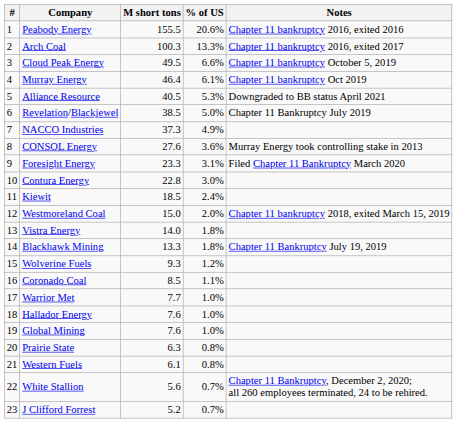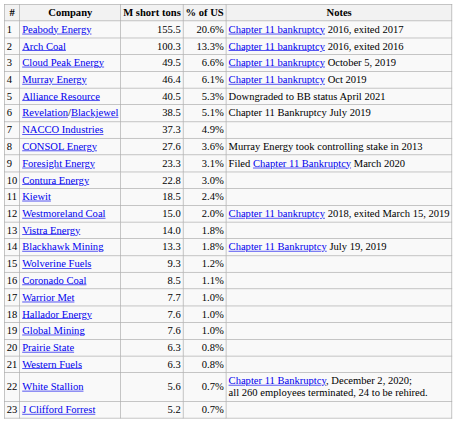(316, 29) Chapter 11 bankruptcy 2016, exited 2016 -> (316, 29) Chapter 11 bankruptcy 2016, exited 2017
(316, 46) Chapter 11 bankruptcy 2016, exited 2017 -> (316, 46) Chapter 11 bankruptcy 2016, exited 2016
(213, 113) 5.0% -> (213, 113) 5.1%
(174, 364) 6.1 -> (174, 364) 6.3
